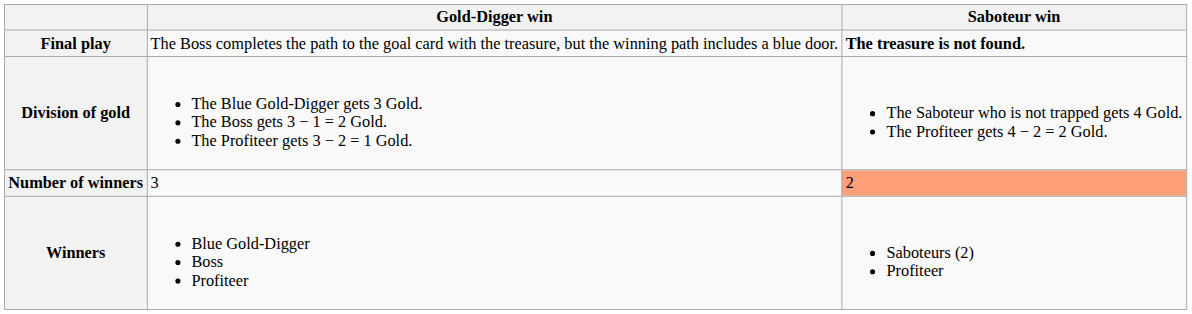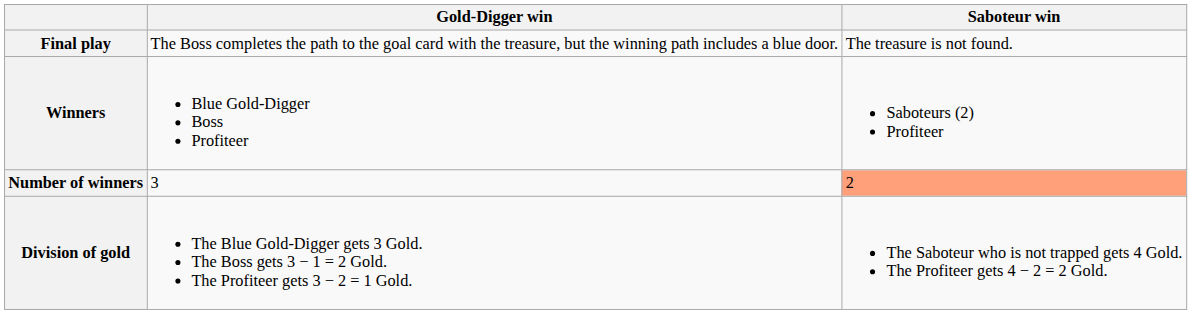(935, 43) bold -> (929, 43) normal
rows swapped: (76, 252) <-> (76, 113)
